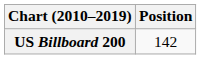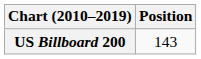(166, 41) 142 -> (166, 41) 143
